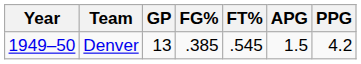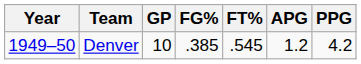(162, 46) 13 -> (162, 46) 10
(296, 46) 1.5 -> (296, 46) 1.2
